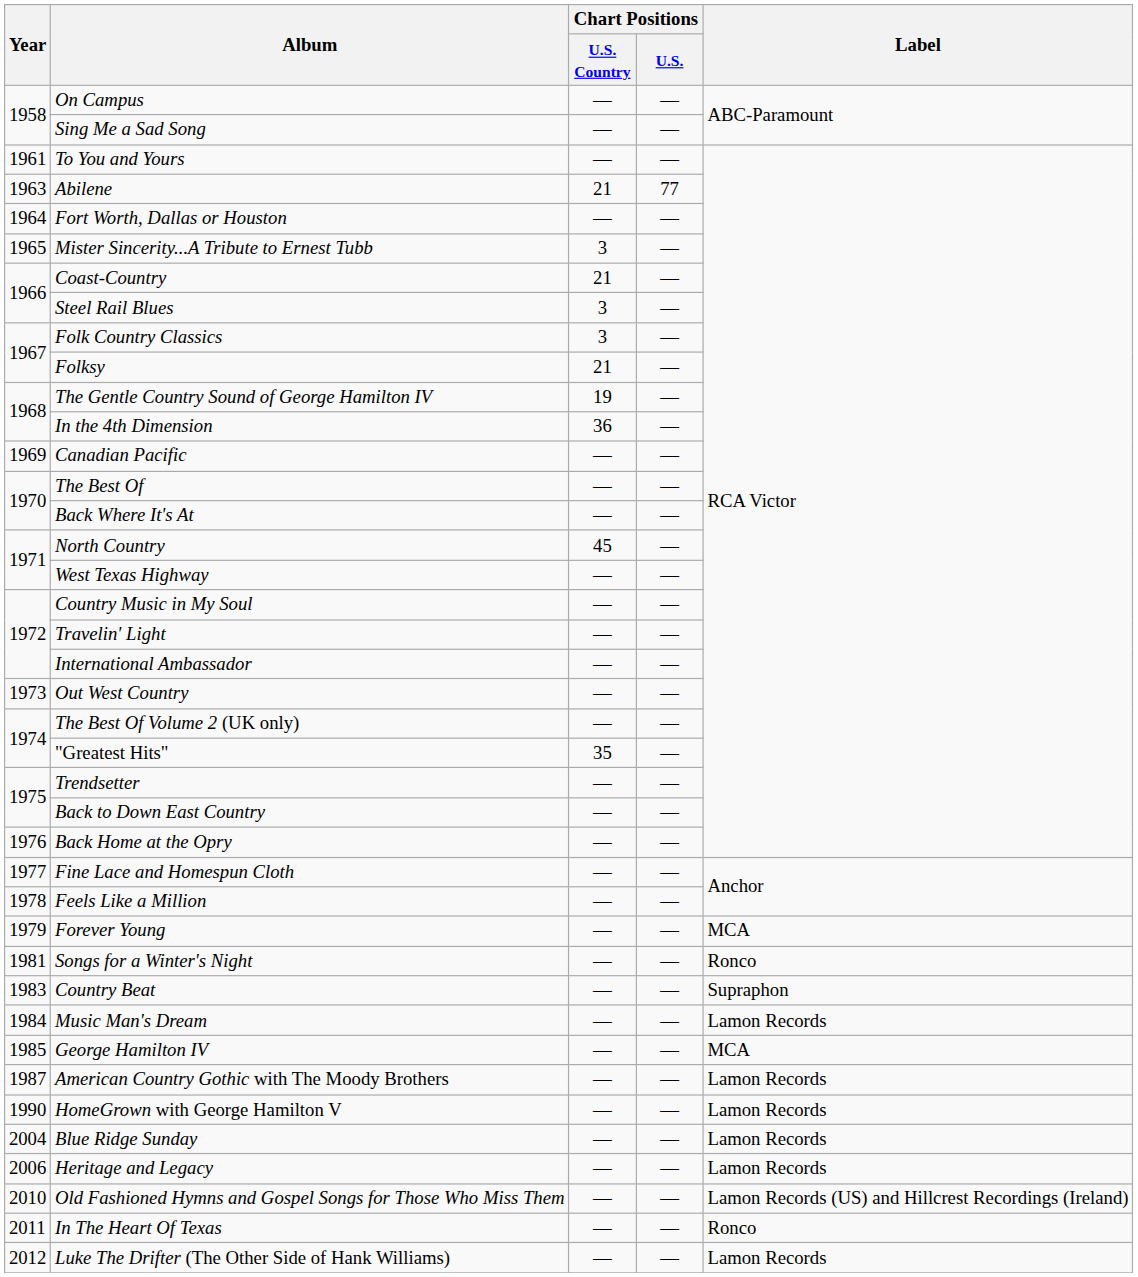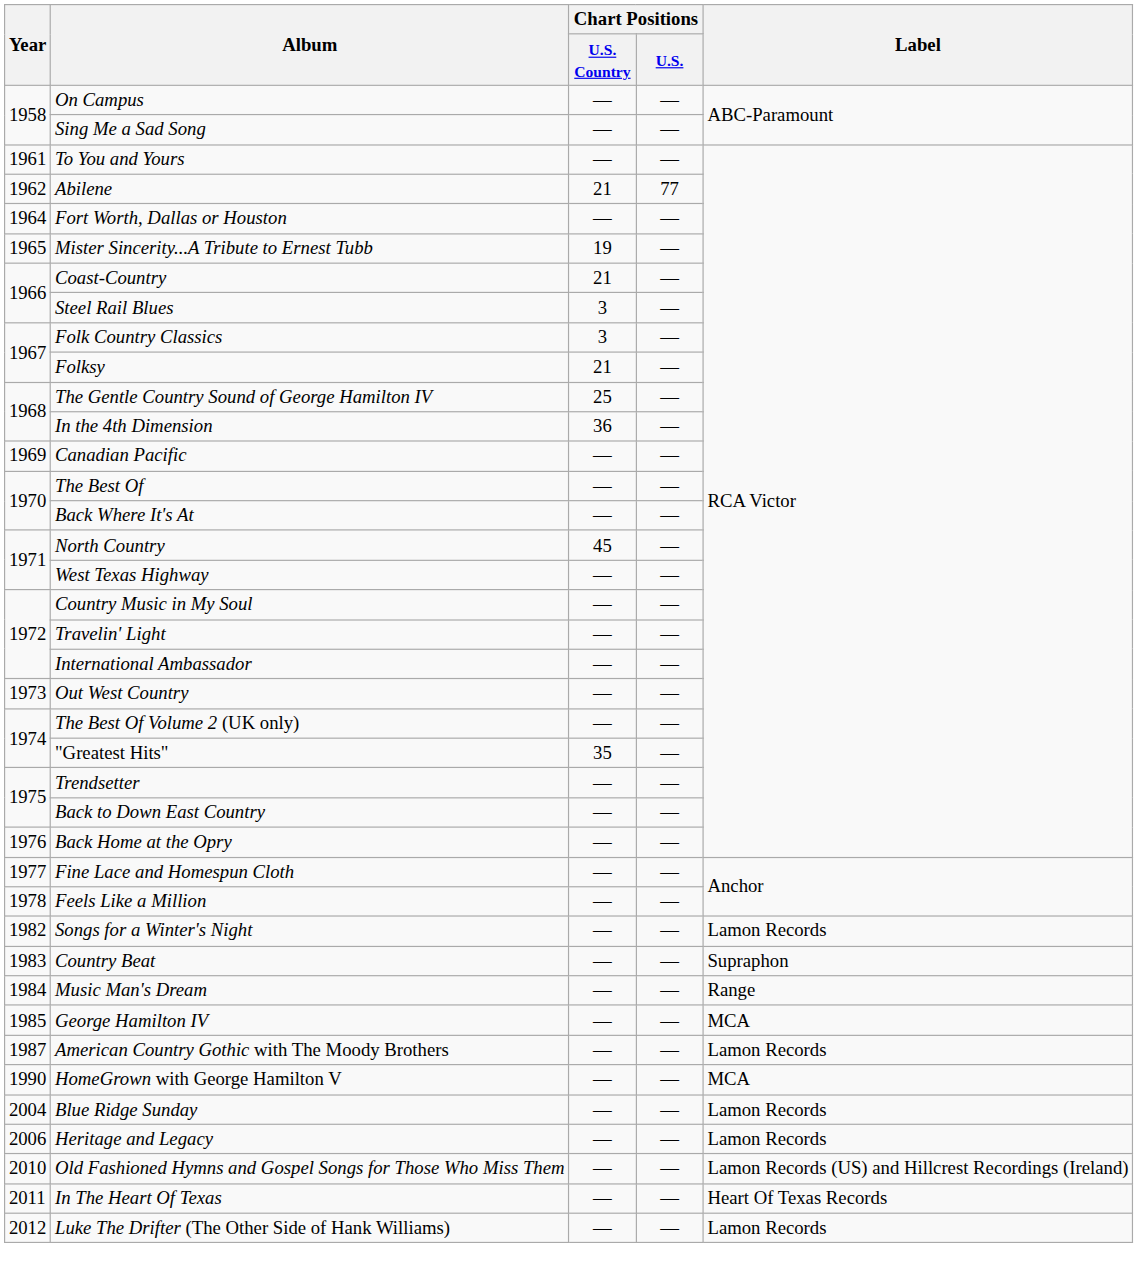(28, 188) 1963 -> (28, 188) 1962
(602, 248) 3 -> (602, 248) 19
(602, 396) 19 -> (602, 396) 25
- row: (110, 931)
(28, 960) 1981 -> (28, 931) 1982
(732, 960) Ronco -> (767, 931) Lamon Records
(767, 1020) Lamon Records -> (731, 990) Range
(767, 1109) Lamon Records -> (729, 1079) MCA
(732, 1227) Ronco -> (797, 1198) Heart Of Texas Records
